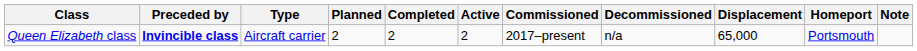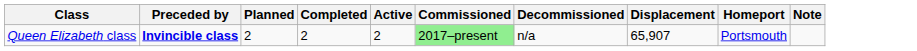- column: (285, 14)
(545, 35) no background -> (458, 35) lightgreen background
(738, 35) 65,000 -> (650, 35) 65,907
